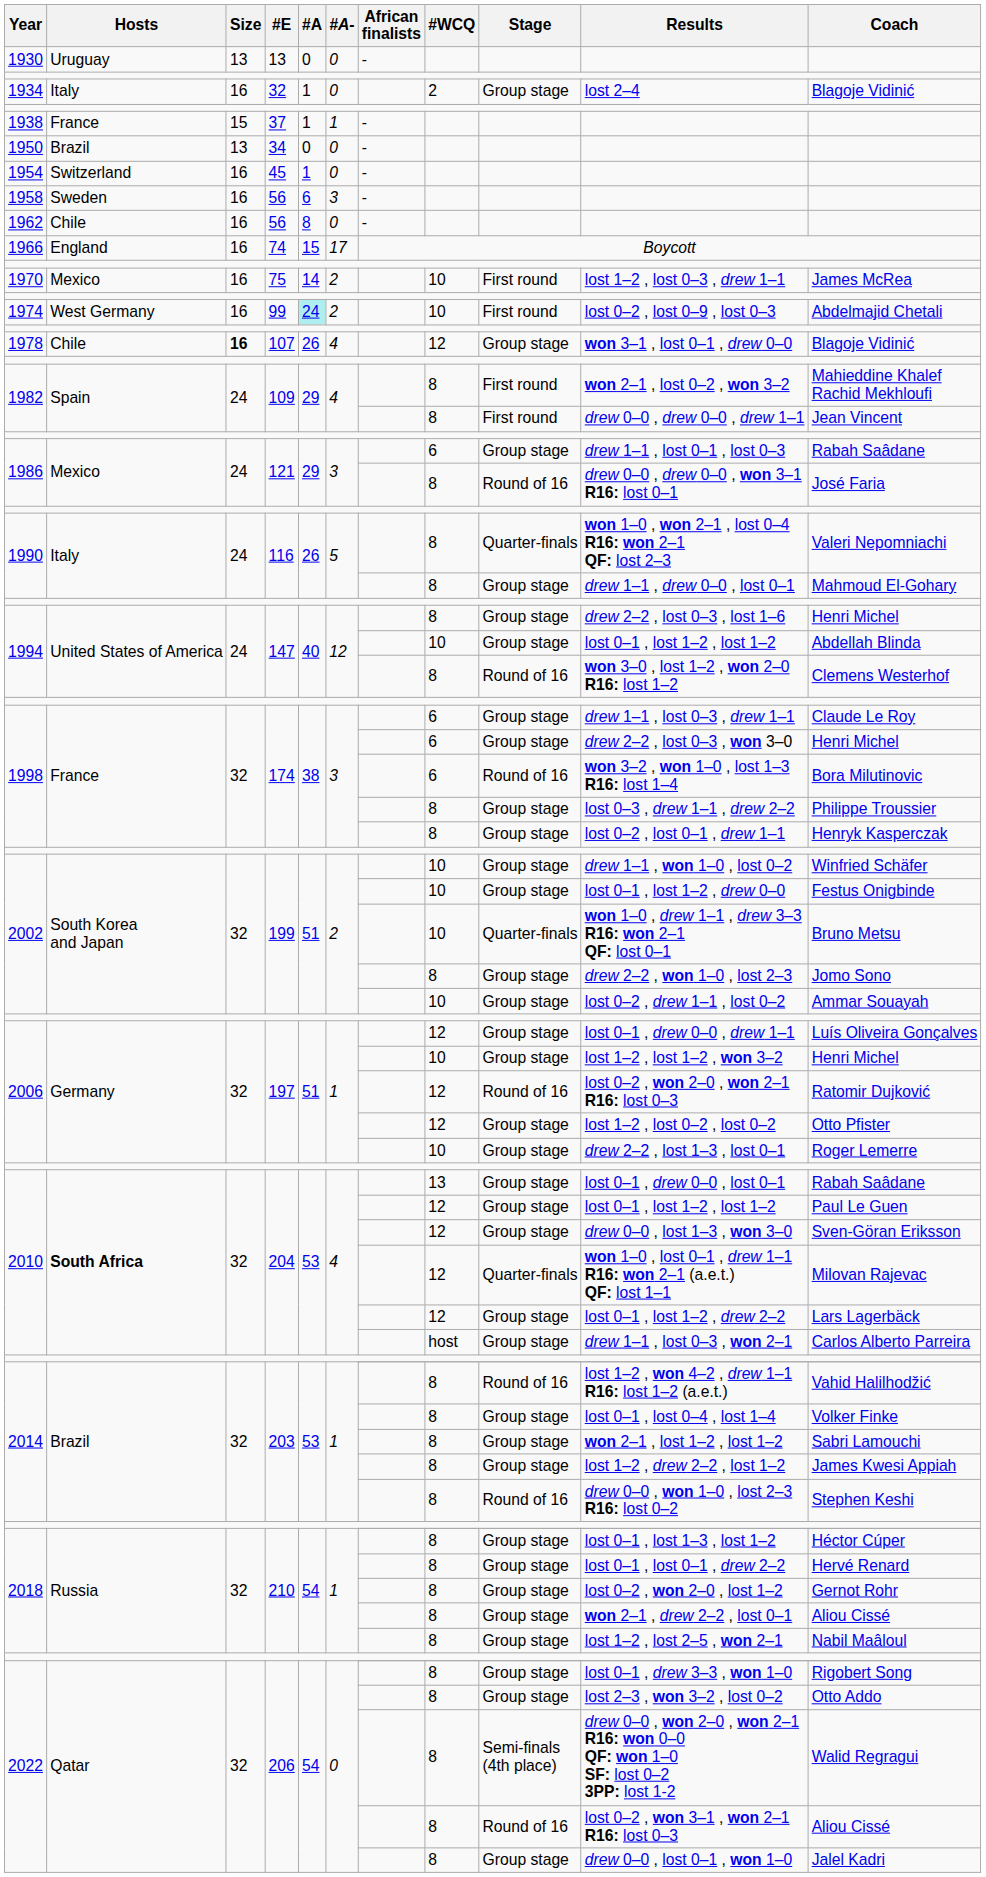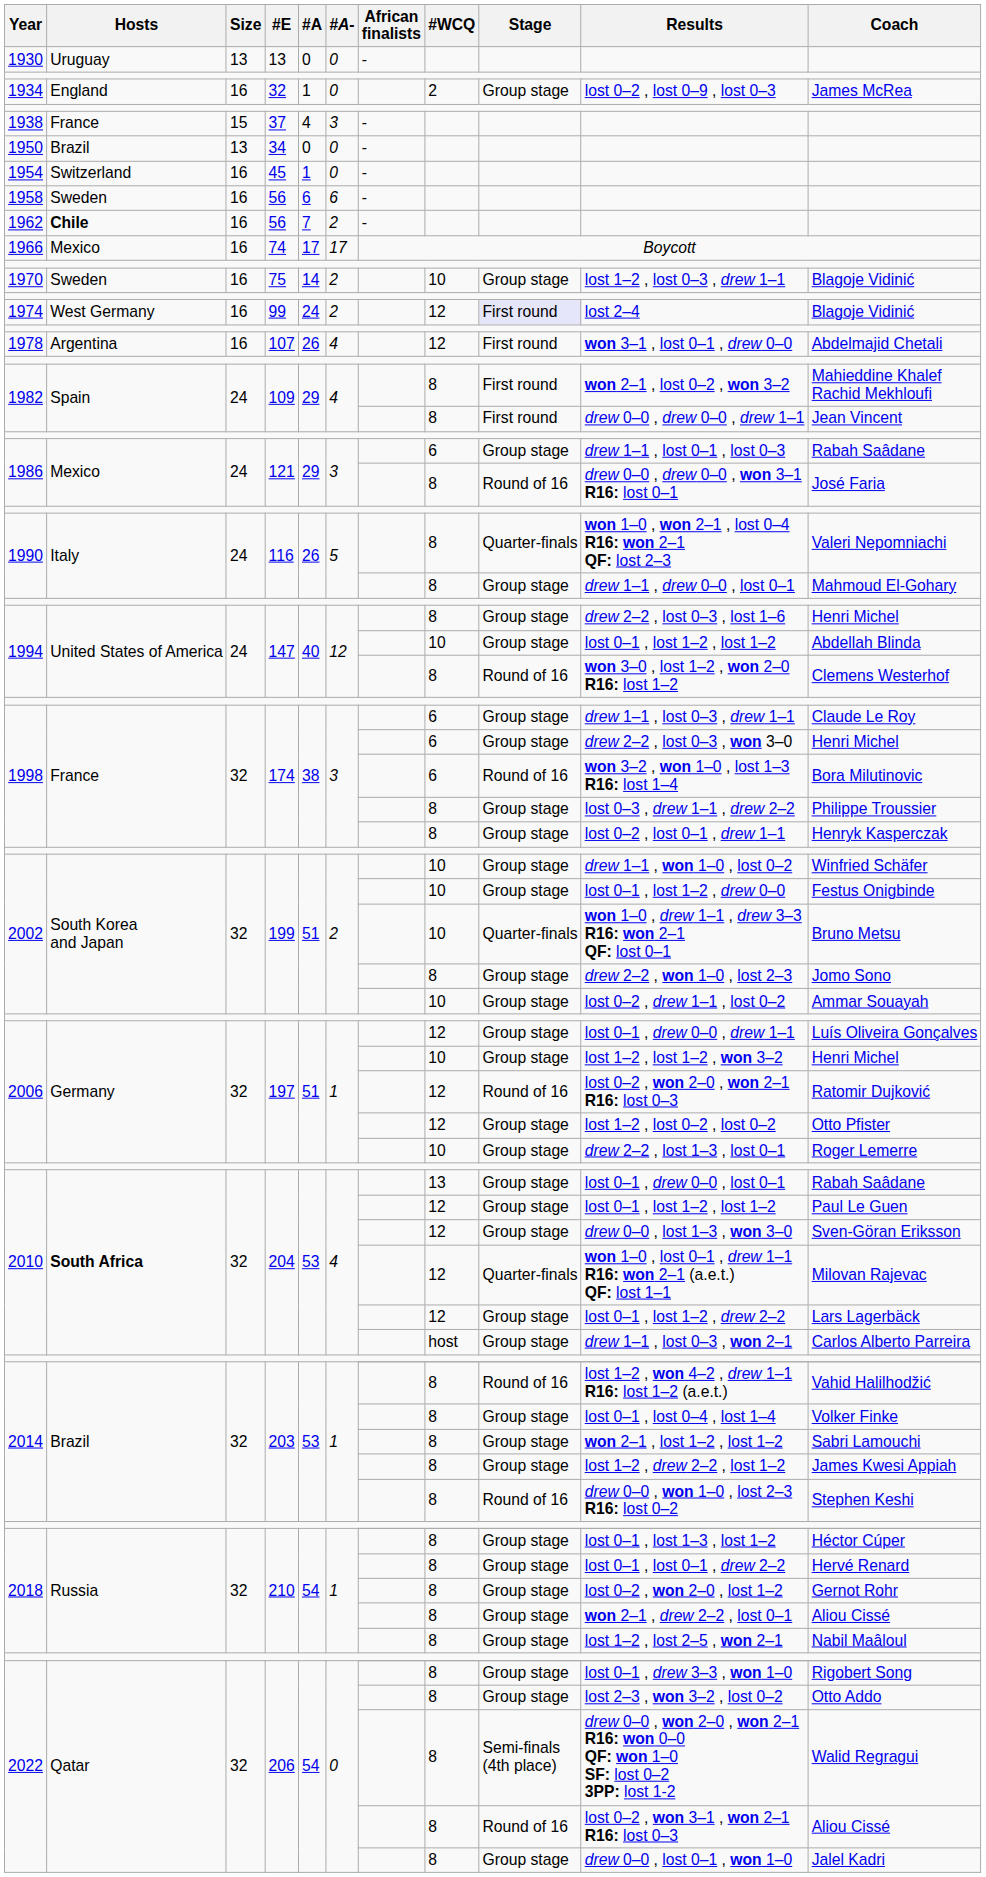(65, 91) Italy -> (79, 91) England
(612, 91) lost 2–4 -> (680, 91) lost 0–2 , lost 0–9 , lost 0–3
(863, 91) Blagoje Vidinić -> (862, 91) James McRea
(306, 123) 1 -> (306, 123) 4
(334, 123) 1 -> (334, 123) 3
(334, 198) 3 -> (334, 198) 6
(68, 223) normal -> (69, 223) bold
(306, 223) 8 -> (306, 223) 7
(334, 223) 0 -> (334, 223) 2
(79, 247) England -> (75, 247) Mexico
(311, 247) 15 -> (311, 247) 17
(75, 280) Mexico -> (79, 280) Sweden
(520, 280) First round -> (526, 280) Group stage
(862, 280) James McRea -> (863, 280) Blagoje Vidinić
(311, 312) paleturquoise background -> (311, 312) no background
(437, 312) 10 -> (437, 312) 12
(520, 312) no background -> (520, 312) lavender background
(680, 312) lost 0–2 , lost 0–9 , lost 0–3 -> (612, 312) lost 2–4
(877, 312) Abdelmajid Chetali -> (863, 312) Blagoje Vidinić
(68, 344) Chile -> (84, 344) Argentina
(239, 344) bold -> (239, 344) normal
(526, 344) Group stage -> (520, 344) First round
(863, 344) Blagoje Vidinić -> (877, 344) Abdelmajid Chetali
